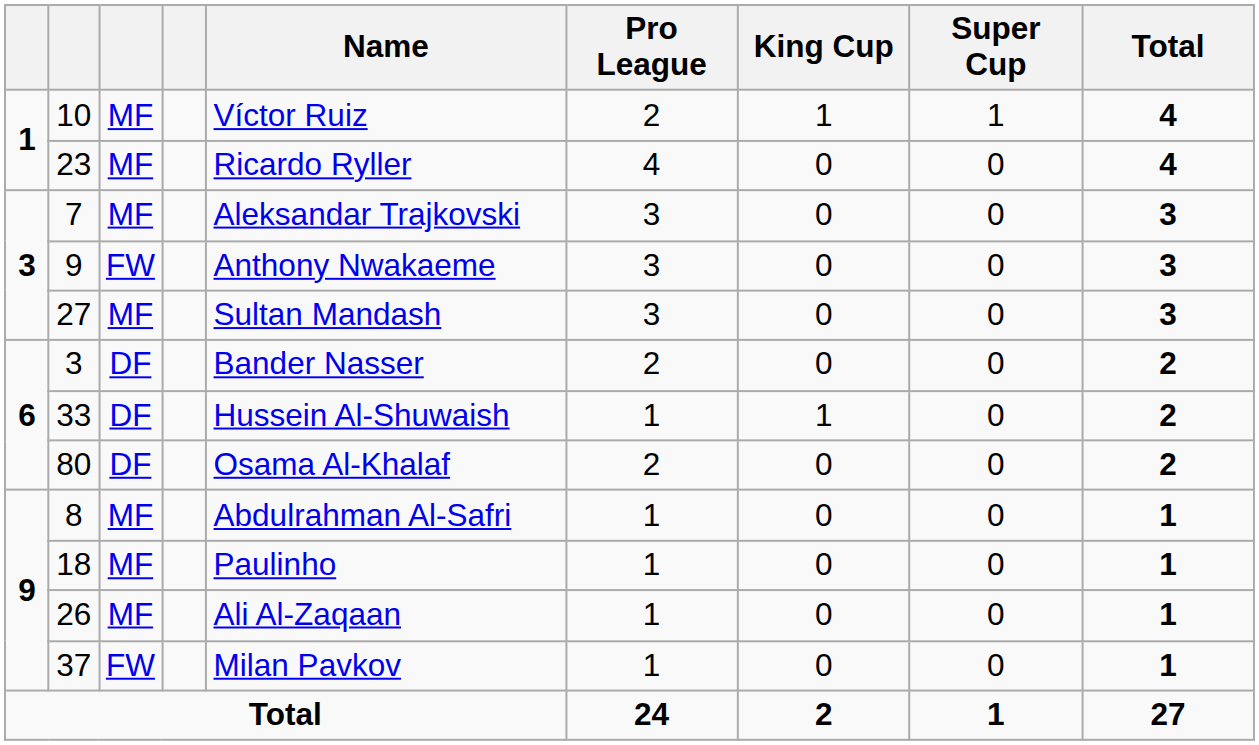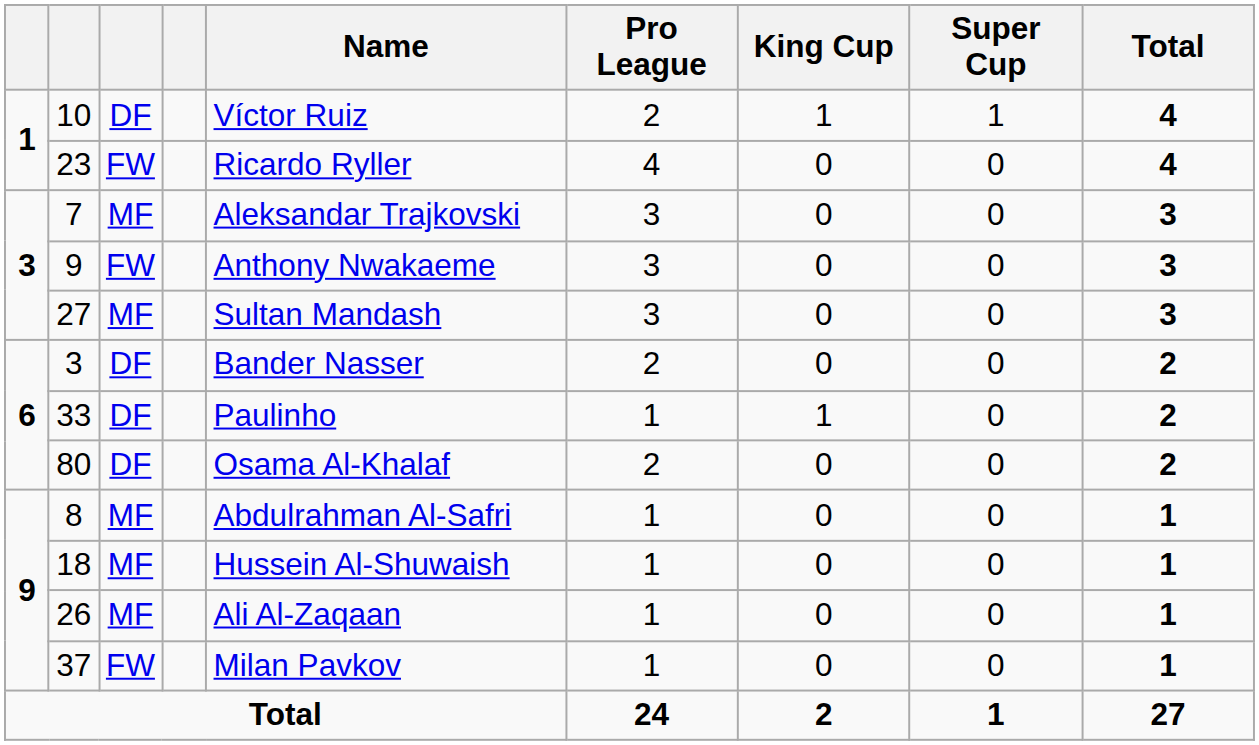(130, 114) MF -> (130, 114) DF
(130, 164) MF -> (130, 164) FW
(362, 414) Hussein Al-Shuwaish -> (275, 414) Paulinho
(275, 564) Paulinho -> (362, 564) Hussein Al-Shuwaish
